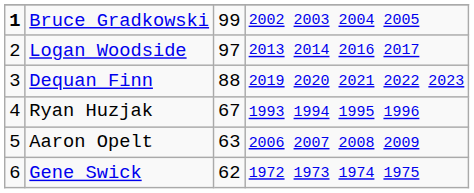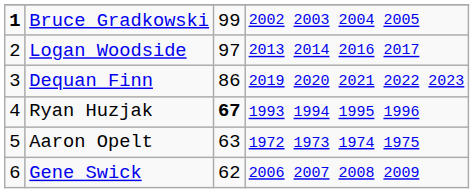(229, 81) 88 -> (229, 81) 86
(229, 112) normal -> (229, 112) bold
(334, 142) 2006 2007 2008 2009 -> (334, 142) 1972 1973 1974 1975
(334, 173) 1972 1973 1974 1975 -> (334, 173) 2006 2007 2008 2009
